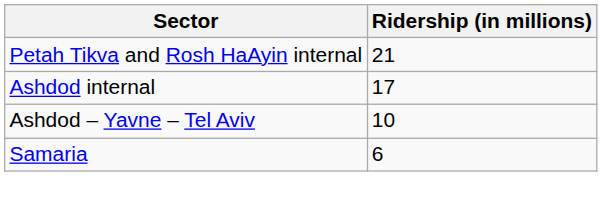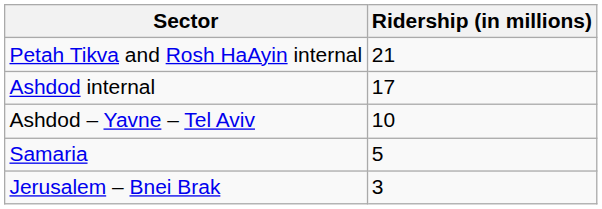(378, 154) 6 -> (378, 154) 5
+ row: (115, 187)
